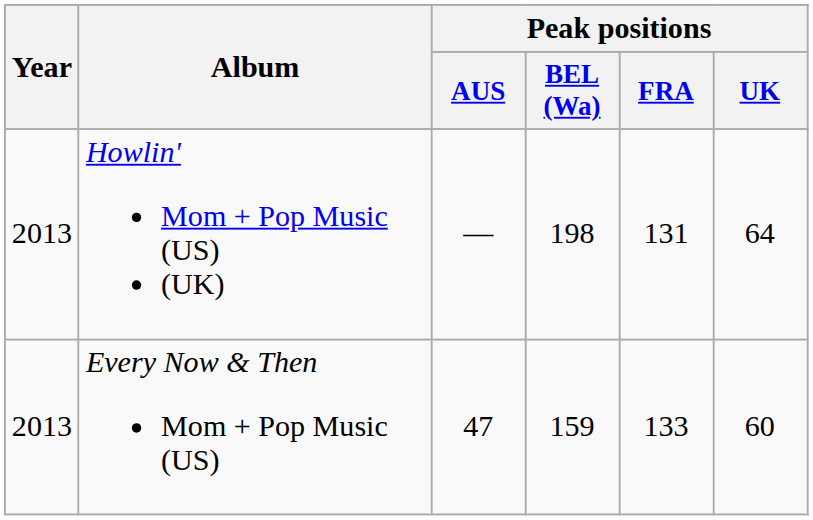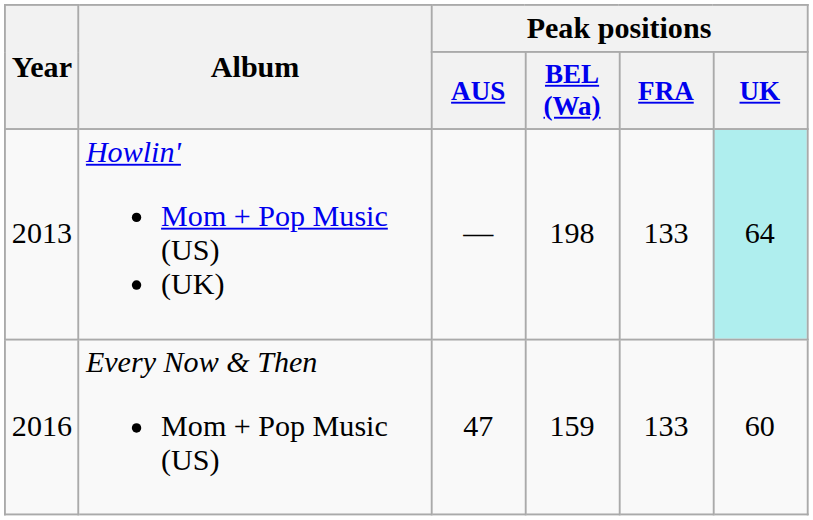(666, 233) 131 -> (666, 233) 133
(760, 233) no background -> (760, 233) paleturquoise background
(42, 425) 2013 -> (42, 425) 2016
